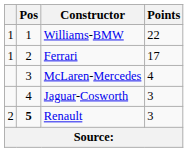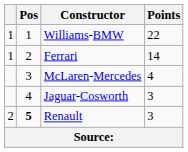(153, 55) 17 -> (153, 55) 14
